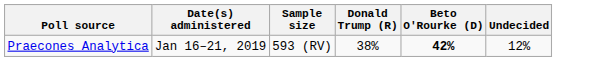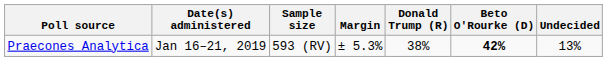+ column: (360, 26)
(519, 46) 12% -> (570, 46) 13%
